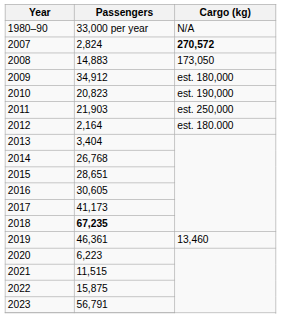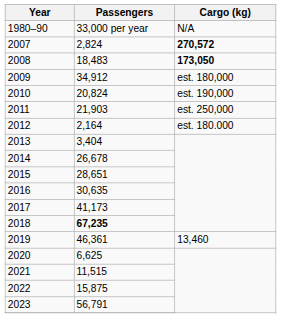(92, 61) 14,883 -> (92, 61) 18,483
(196, 61) normal -> (196, 61) bold
(92, 93) 20,823 -> (92, 93) 20,824
(92, 158) 26,768 -> (92, 158) 26,678
(92, 191) 30,605 -> (92, 191) 30,635
(89, 256) 6,223 -> (89, 256) 6,625
